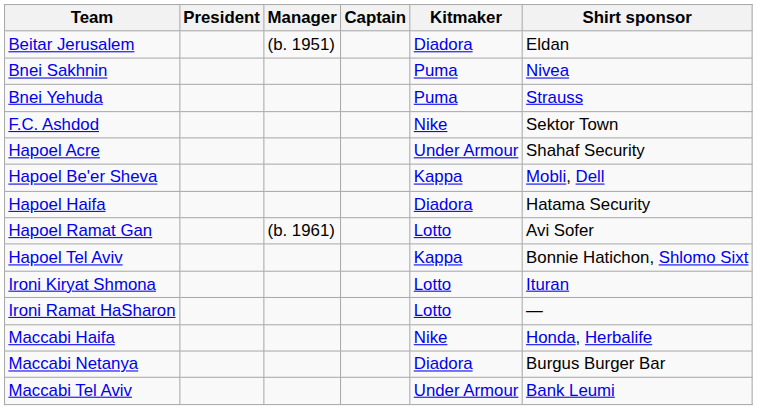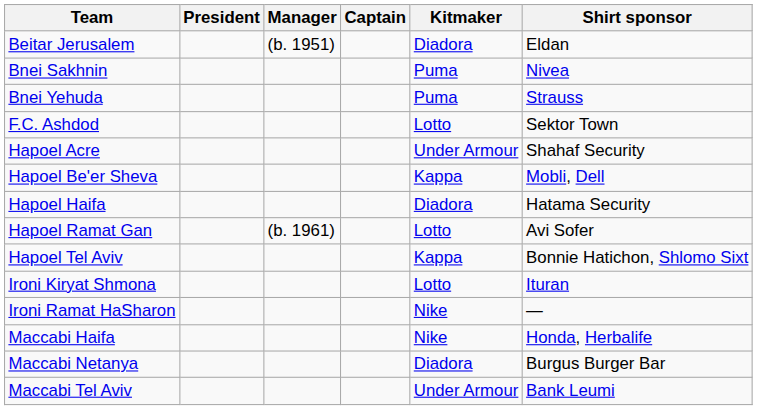(431, 124) Nike -> (432, 124) Lotto
(432, 310) Lotto -> (431, 310) Nike
